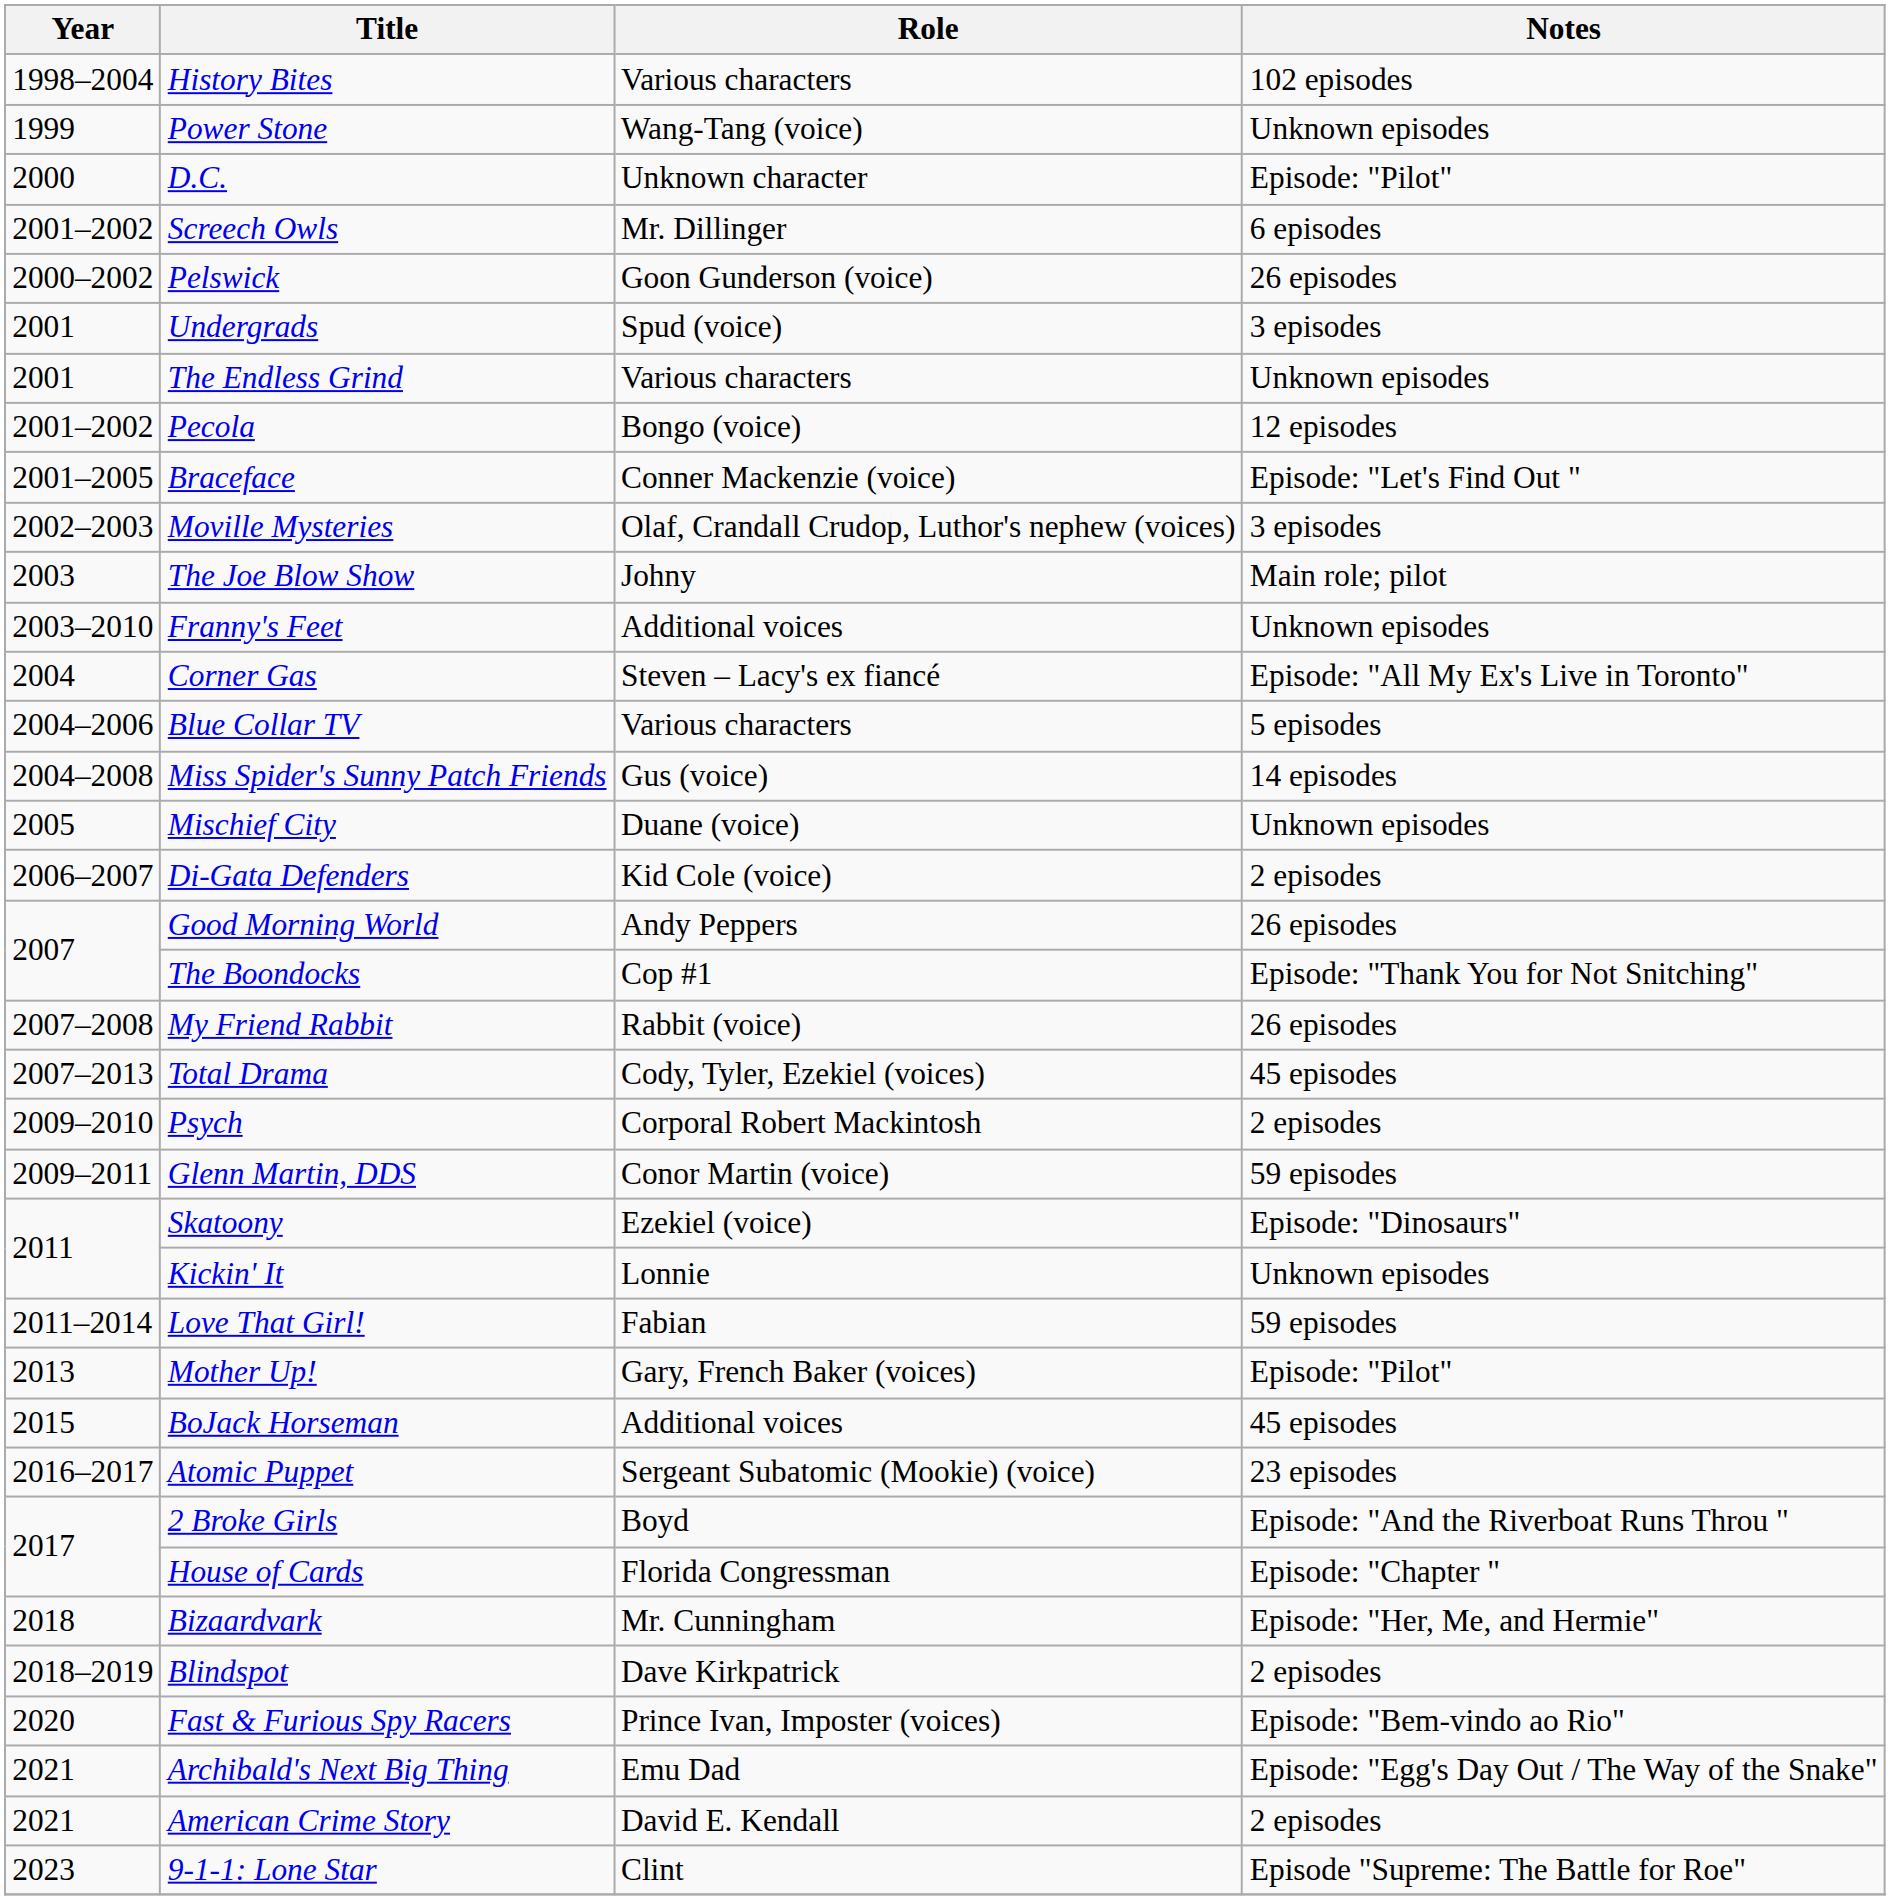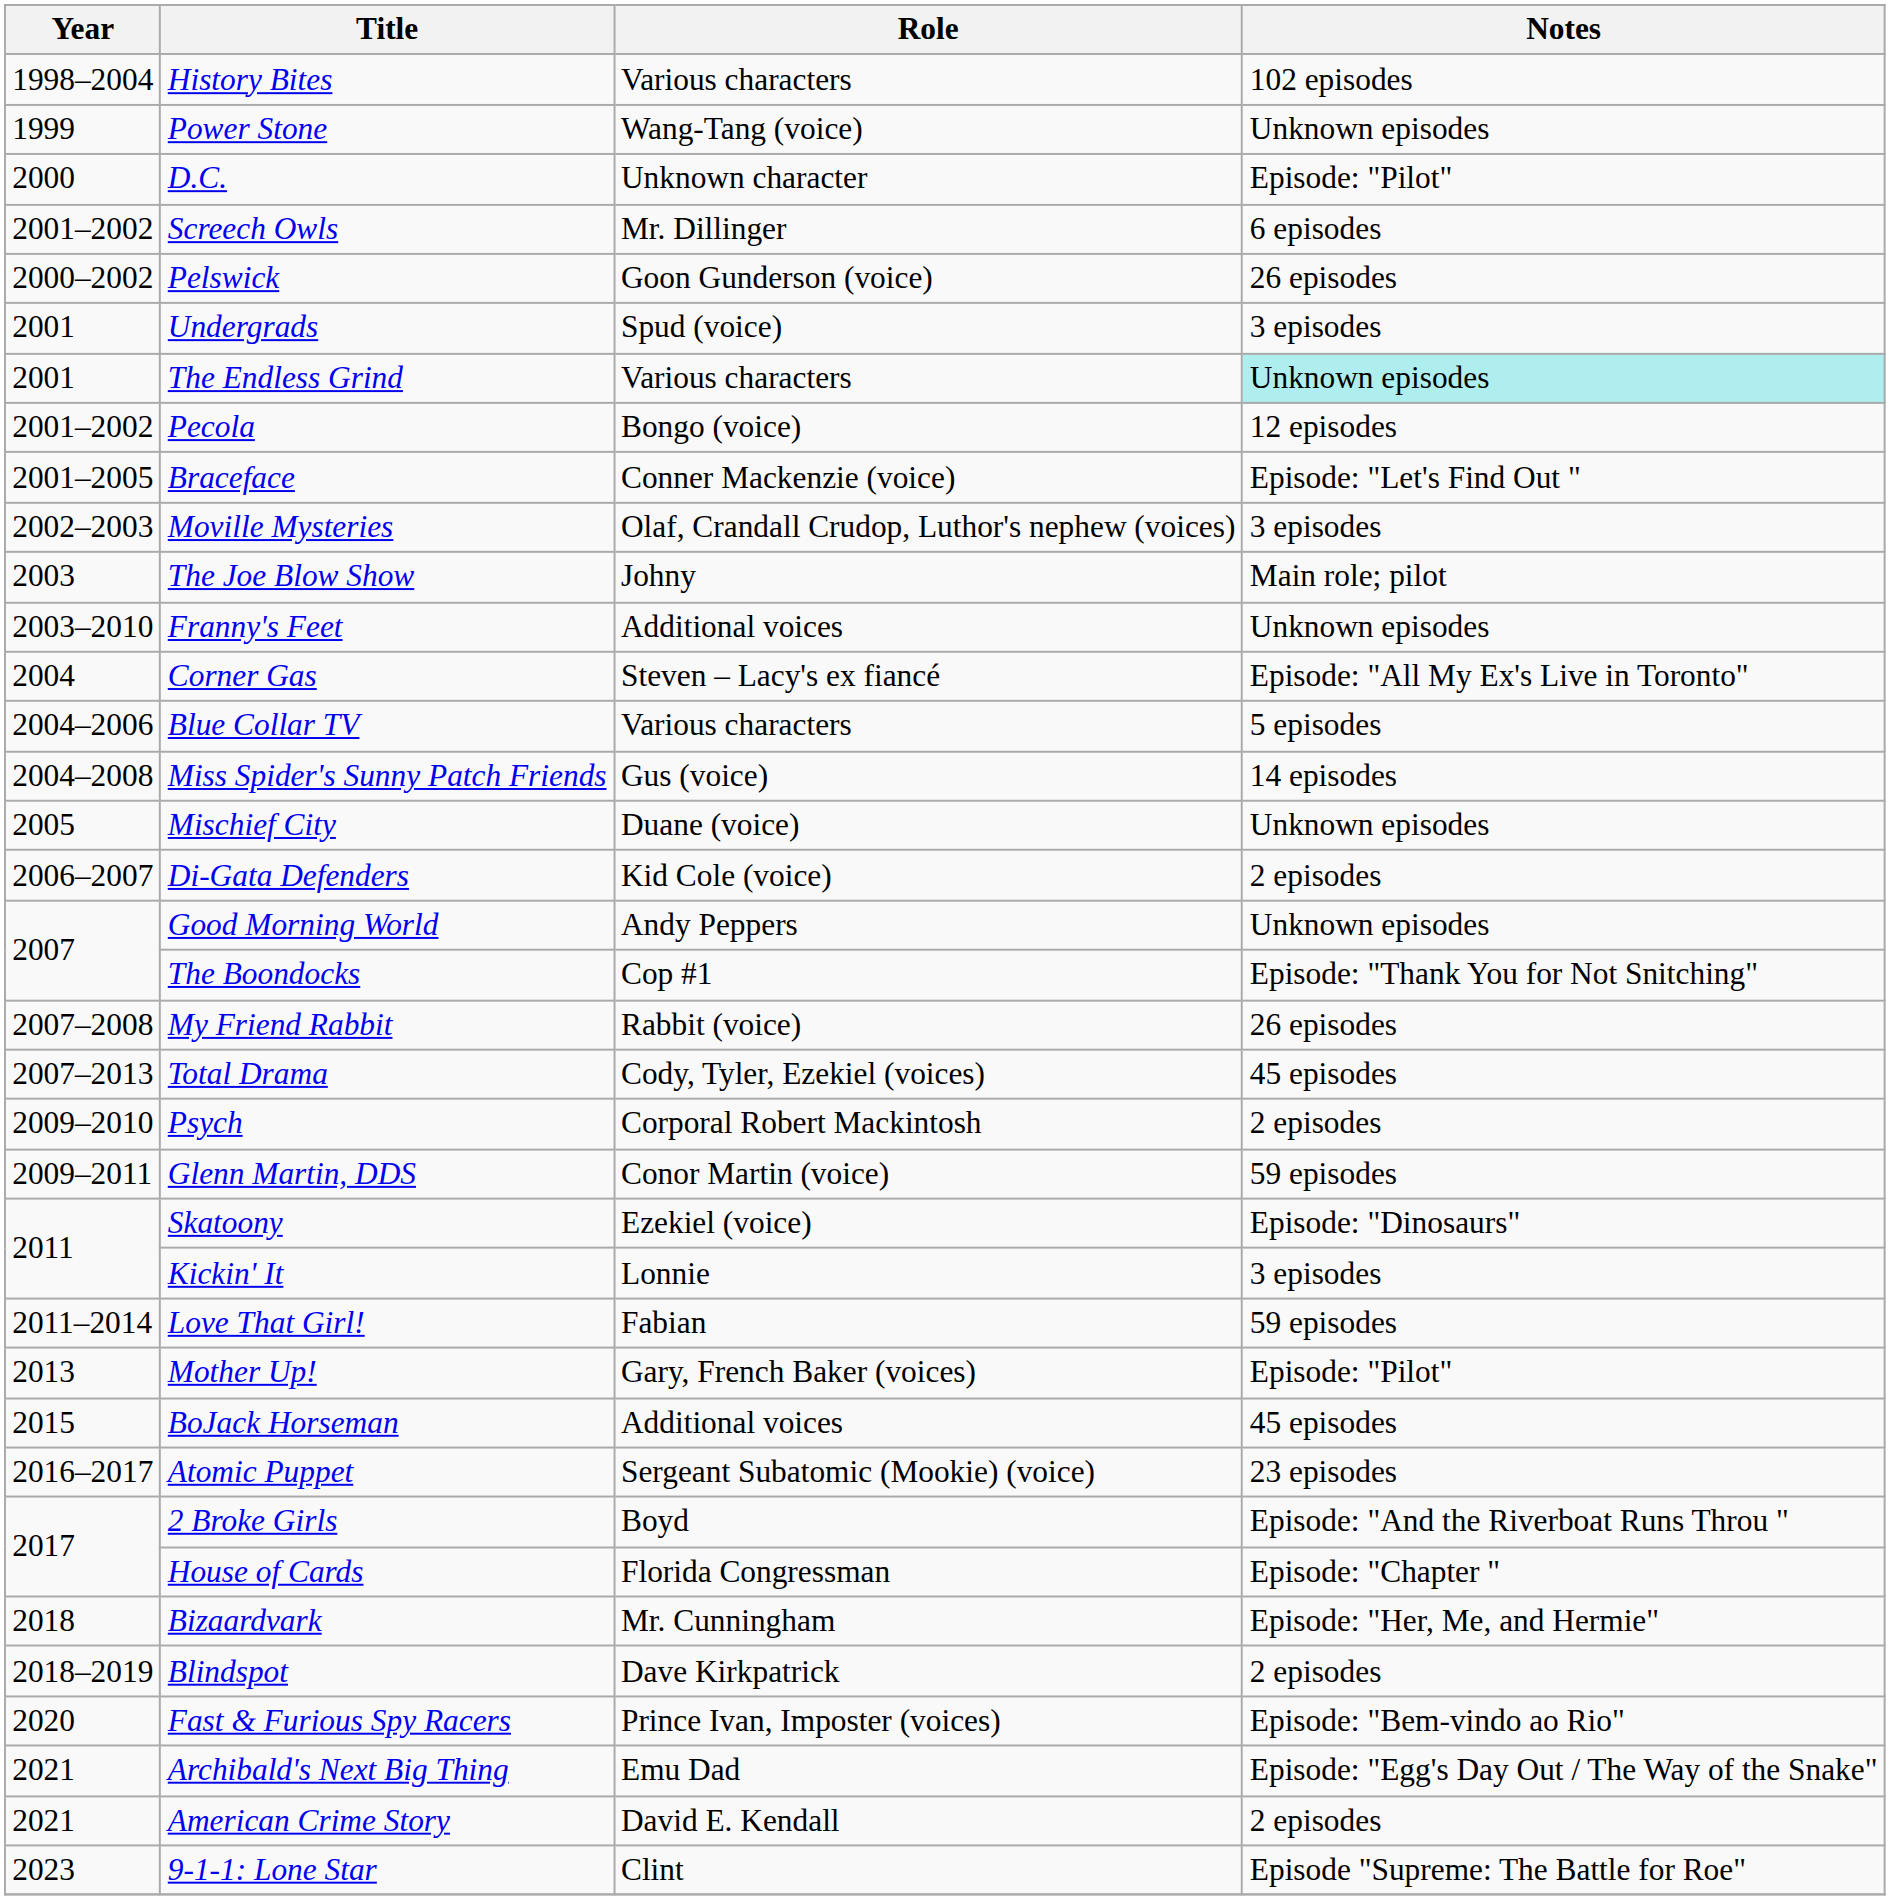(1370, 377) no background -> (1370, 377) paleturquoise background
(1323, 924) 26 episodes -> (1370, 924) Unknown episodes
(1370, 1272) Unknown episodes -> (1316, 1272) 3 episodes
